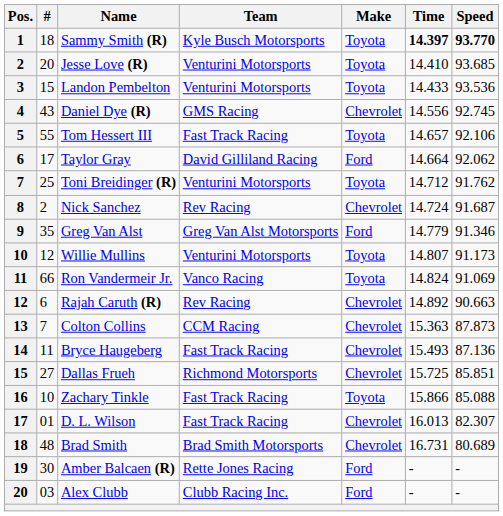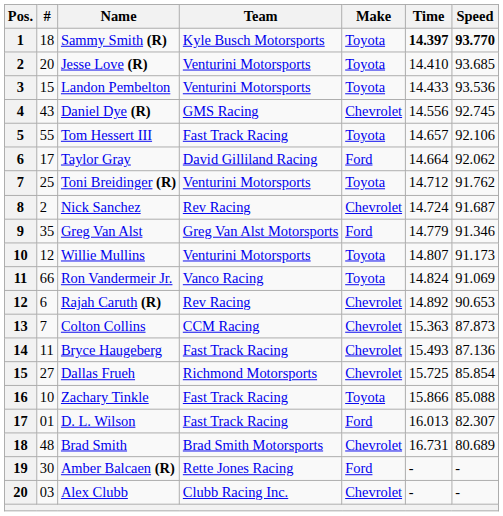(475, 302) 90.663 -> (475, 302) 90.653
(475, 373) 85.851 -> (475, 373) 85.854
(374, 421) Chevrolet -> (359, 421) Ford
(359, 492) Ford -> (374, 492) Chevrolet
